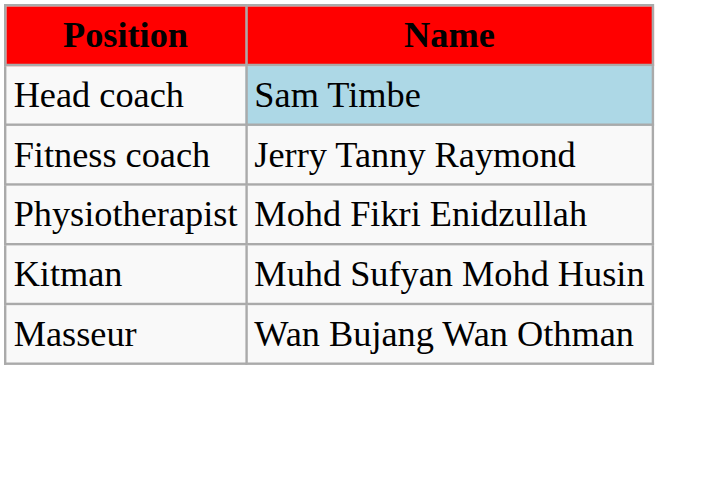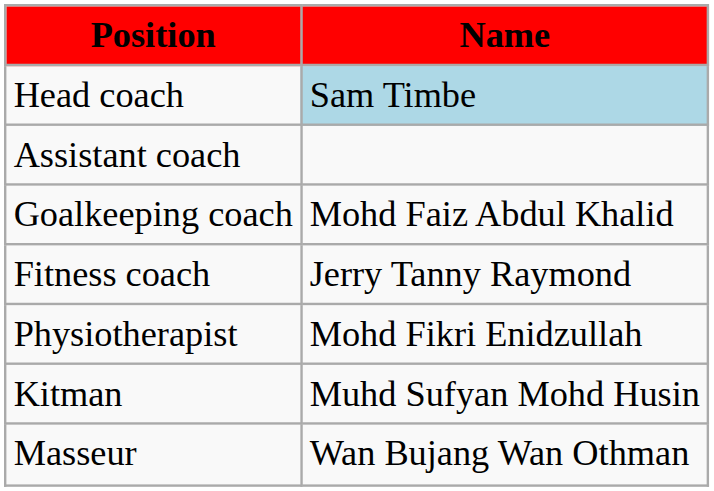+ row: (127, 154)
+ row: (153, 214)
